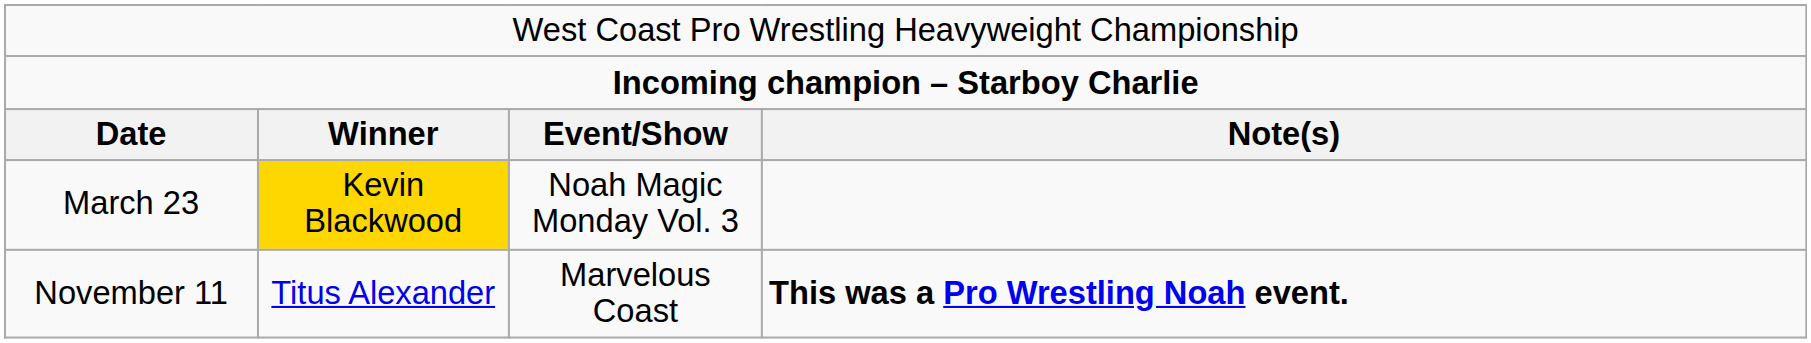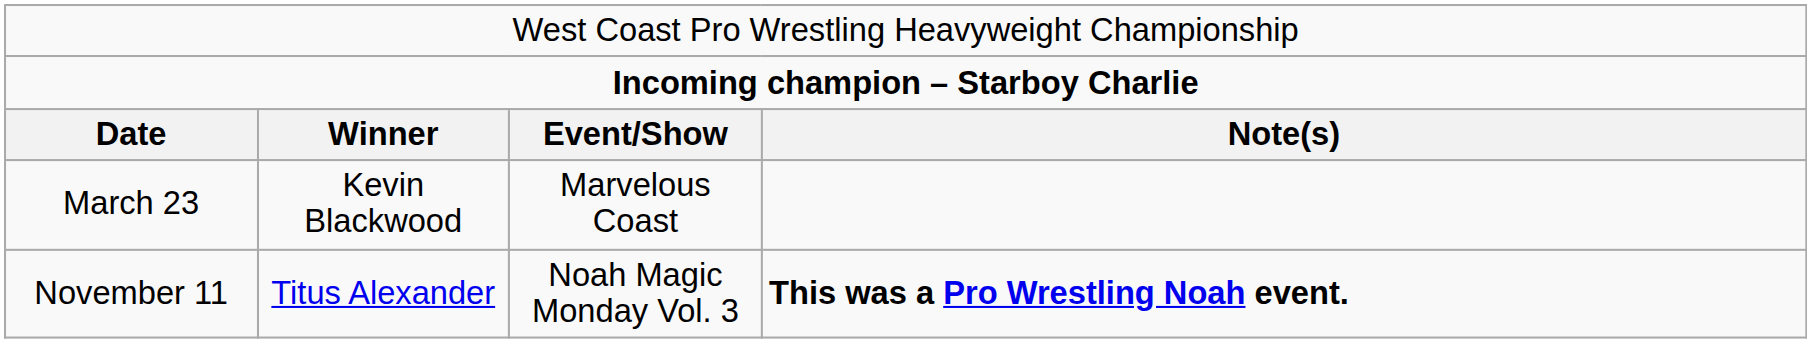(383, 204) gold background -> (383, 204) no background
(635, 204) Noah Magic Monday Vol. 3 -> (635, 204) Marvelous Coast
(635, 292) Marvelous Coast -> (635, 292) Noah Magic Monday Vol. 3
